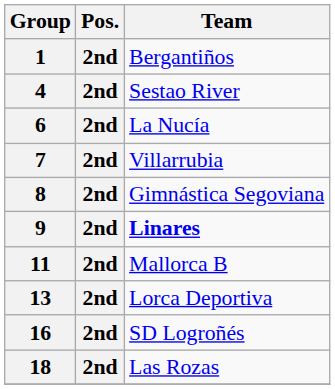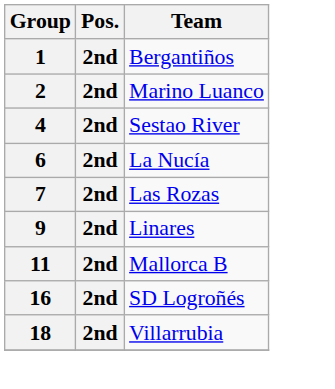+ row: (40, 90)
(176, 159) Villarrubia -> (174, 194) Las Rozas
- row: (40, 194)
(165, 228) bold -> (162, 228) normal
- row: (40, 297)
(174, 366) Las Rozas -> (176, 332) Villarrubia
